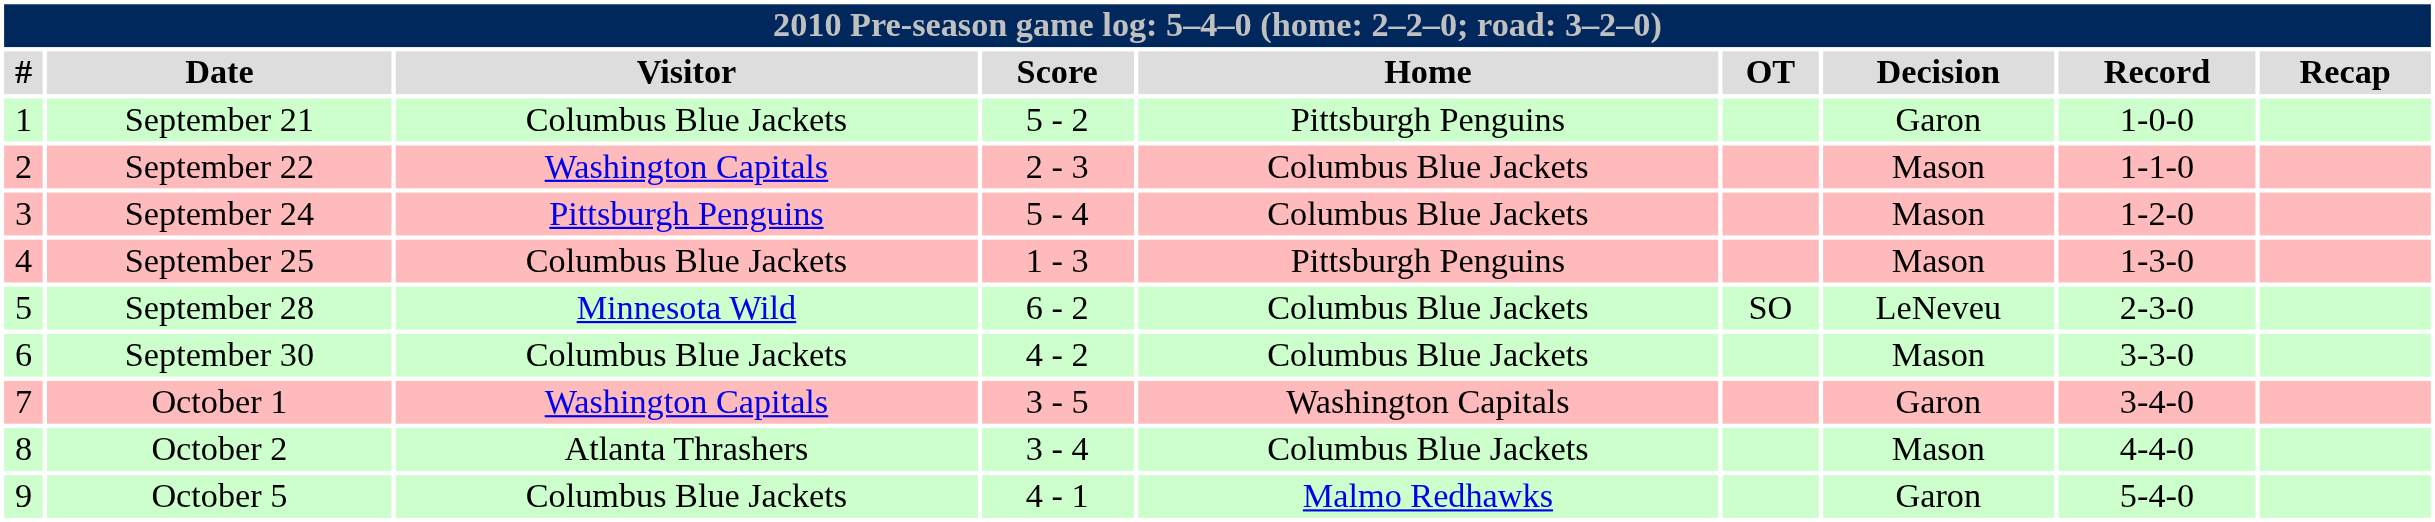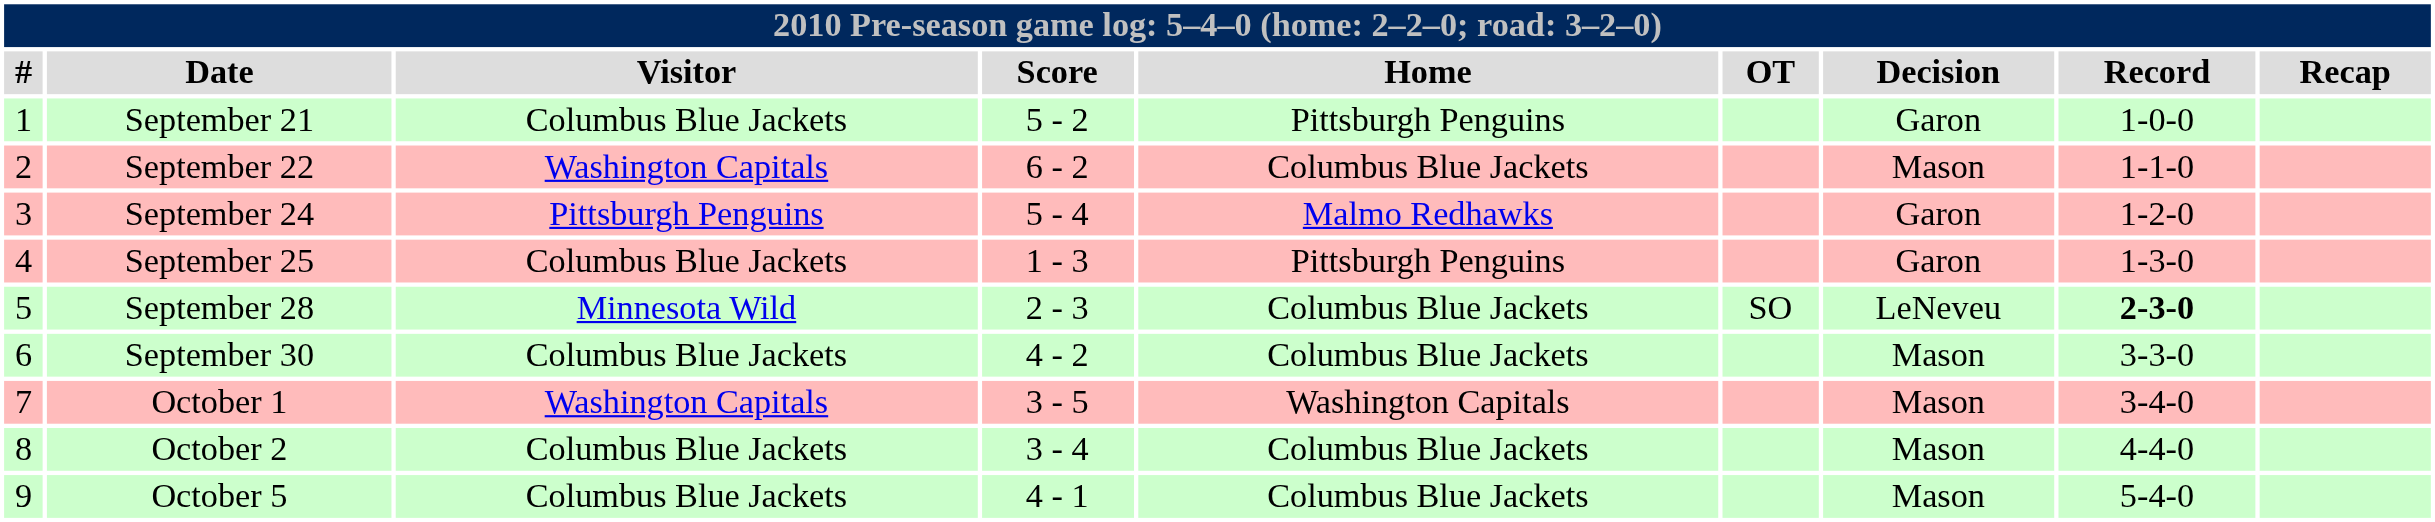(1057, 166) 2 - 3 -> (1057, 166) 6 - 2
(1428, 213) Columbus Blue Jackets -> (1428, 213) Malmo Redhawks
(1938, 213) Mason -> (1938, 213) Garon
(1938, 260) Mason -> (1938, 260) Garon
(1057, 307) 6 - 2 -> (1057, 307) 2 - 3
(2157, 307) normal -> (2157, 307) bold
(1938, 401) Garon -> (1938, 401) Mason
(686, 448) Atlanta Thrashers -> (686, 448) Columbus Blue Jackets
(1428, 495) Malmo Redhawks -> (1428, 495) Columbus Blue Jackets
(1938, 495) Garon -> (1938, 495) Mason
